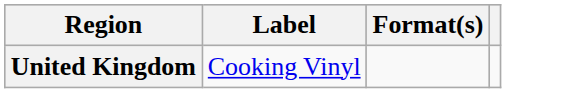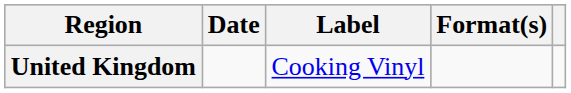+ column: (234, 25)
